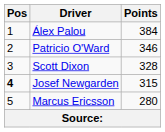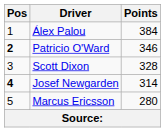(10, 48) normal -> (10, 48) bold
(149, 84) 315 -> (149, 84) 314
